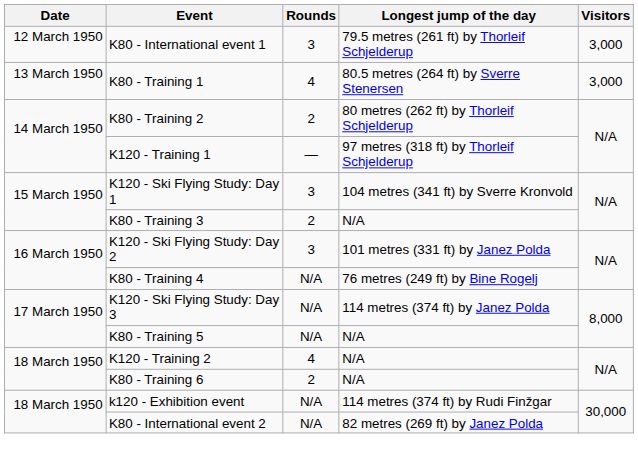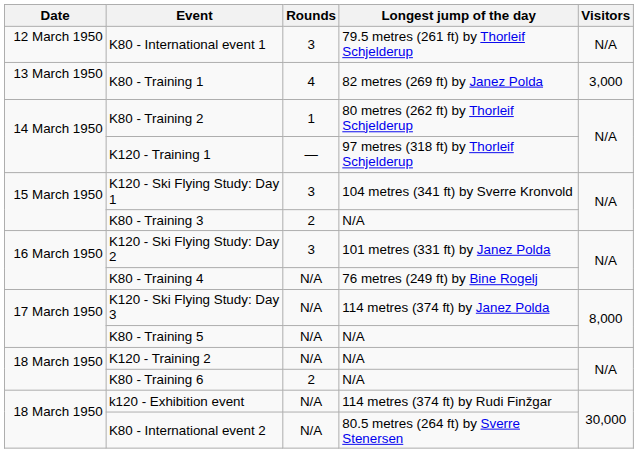(606, 44) 3,000 -> (606, 44) N/A
(431, 81) 80.5 metres (264 ft) by Sverre Stenersen -> (443, 81) 82 metres (269 ft) by Janez Polda
(311, 118) 2 -> (311, 118) 1
(311, 358) 4 -> (311, 358) N/A
(443, 423) 82 metres (269 ft) by Janez Polda -> (431, 430) 80.5 metres (264 ft) by Sverre Stenersen
